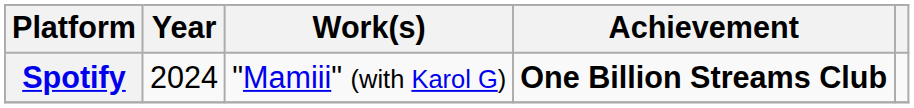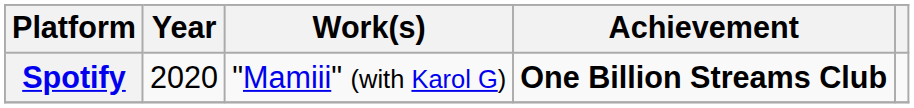(184, 77) 2024 -> (184, 77) 2020
